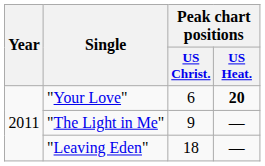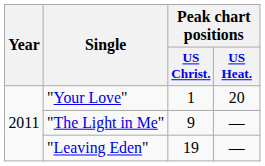(191, 97) 6 -> (191, 97) 1
(237, 97) bold -> (237, 97) normal
(191, 148) 18 -> (191, 148) 19
